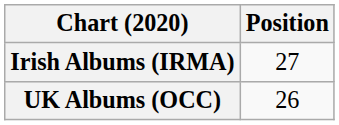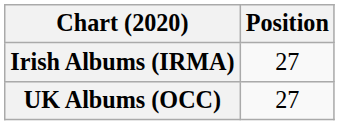(287, 100) 26 -> (287, 100) 27
